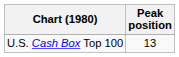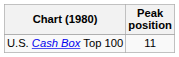(150, 43) 13 -> (150, 43) 11
